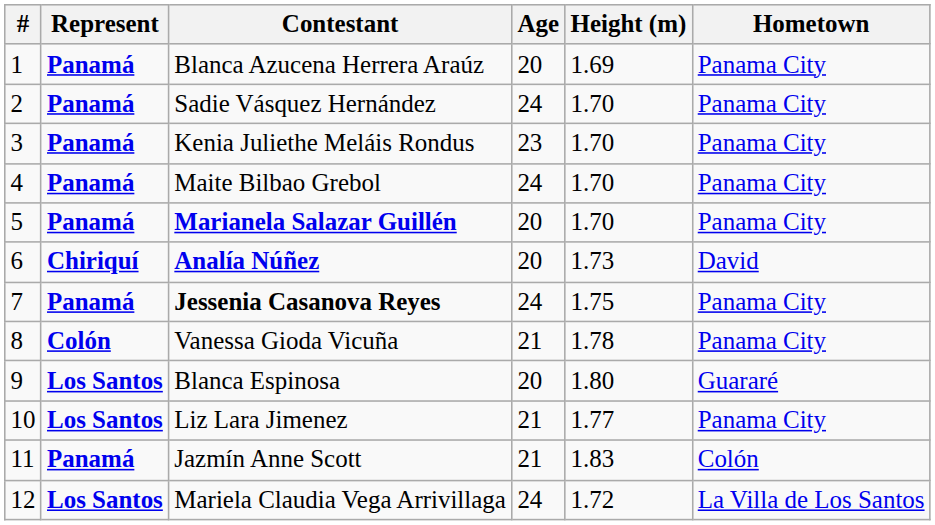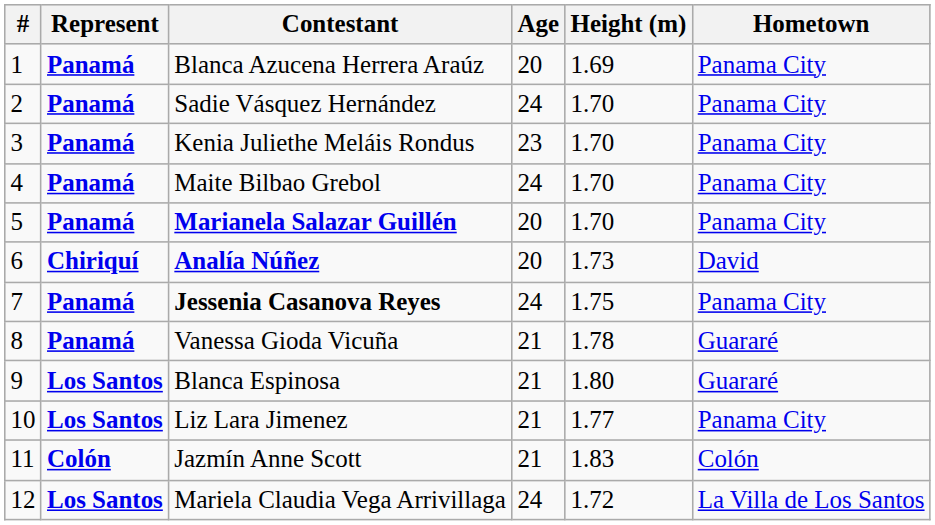(79, 340) Colón -> (91, 340) Panamá
(762, 340) Panama City -> (738, 340) Guararé
(530, 380) 20 -> (530, 380) 21
(91, 459) Panamá -> (79, 459) Colón
